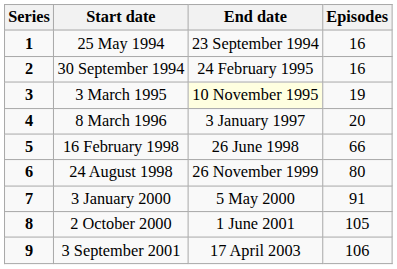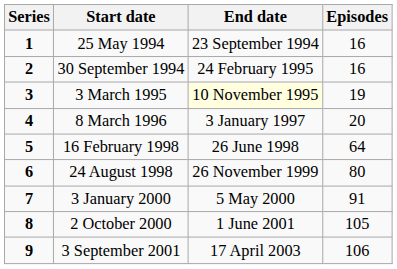(357, 146) 66 -> (357, 146) 64
